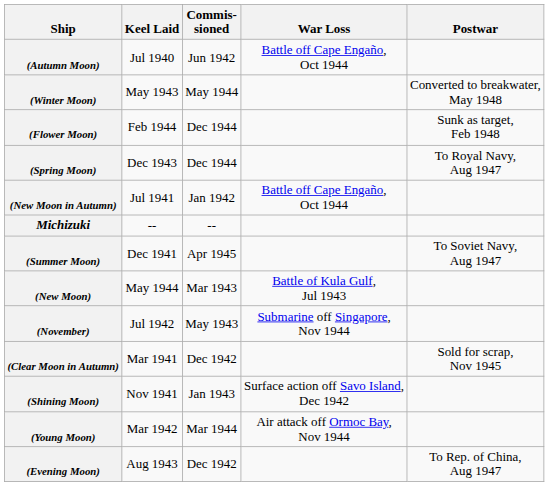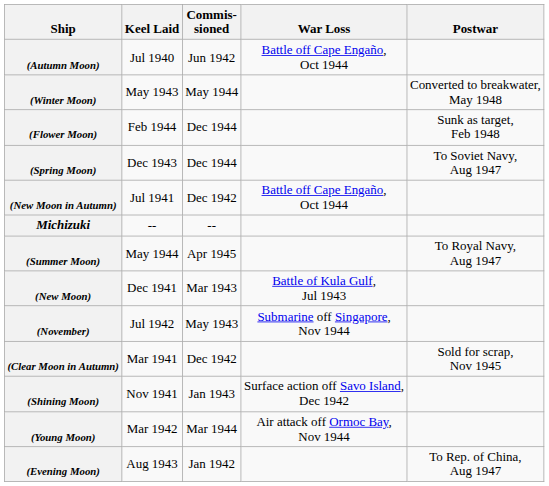(475, 162) To Royal Navy, Aug 1947 -> (475, 162) To Soviet Navy, Aug 1947
(212, 197) Jan 1942 -> (212, 197) Dec 1942
(152, 253) Dec 1941 -> (152, 253) May 1944
(475, 253) To Soviet Navy, Aug 1947 -> (475, 253) To Royal Navy, Aug 1947
(152, 288) May 1944 -> (152, 288) Dec 1941
(212, 464) Dec 1942 -> (212, 464) Jan 1942
